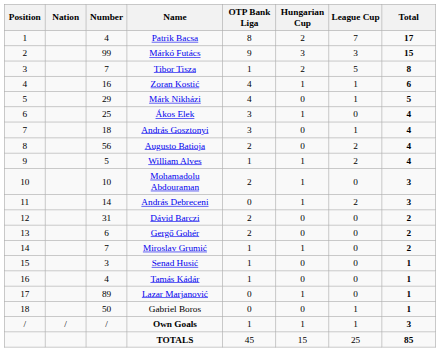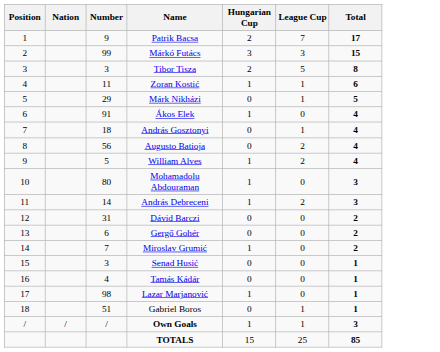- column: (249, 17)
(107, 38) 4 -> (107, 38) 9
(107, 69) 7 -> (107, 69) 3
(107, 84) 16 -> (107, 84) 11
(107, 115) 25 -> (107, 115) 91
(107, 181) 10 -> (107, 181) 80
(107, 294) 89 -> (107, 294) 98
(107, 309) 50 -> (107, 309) 51
